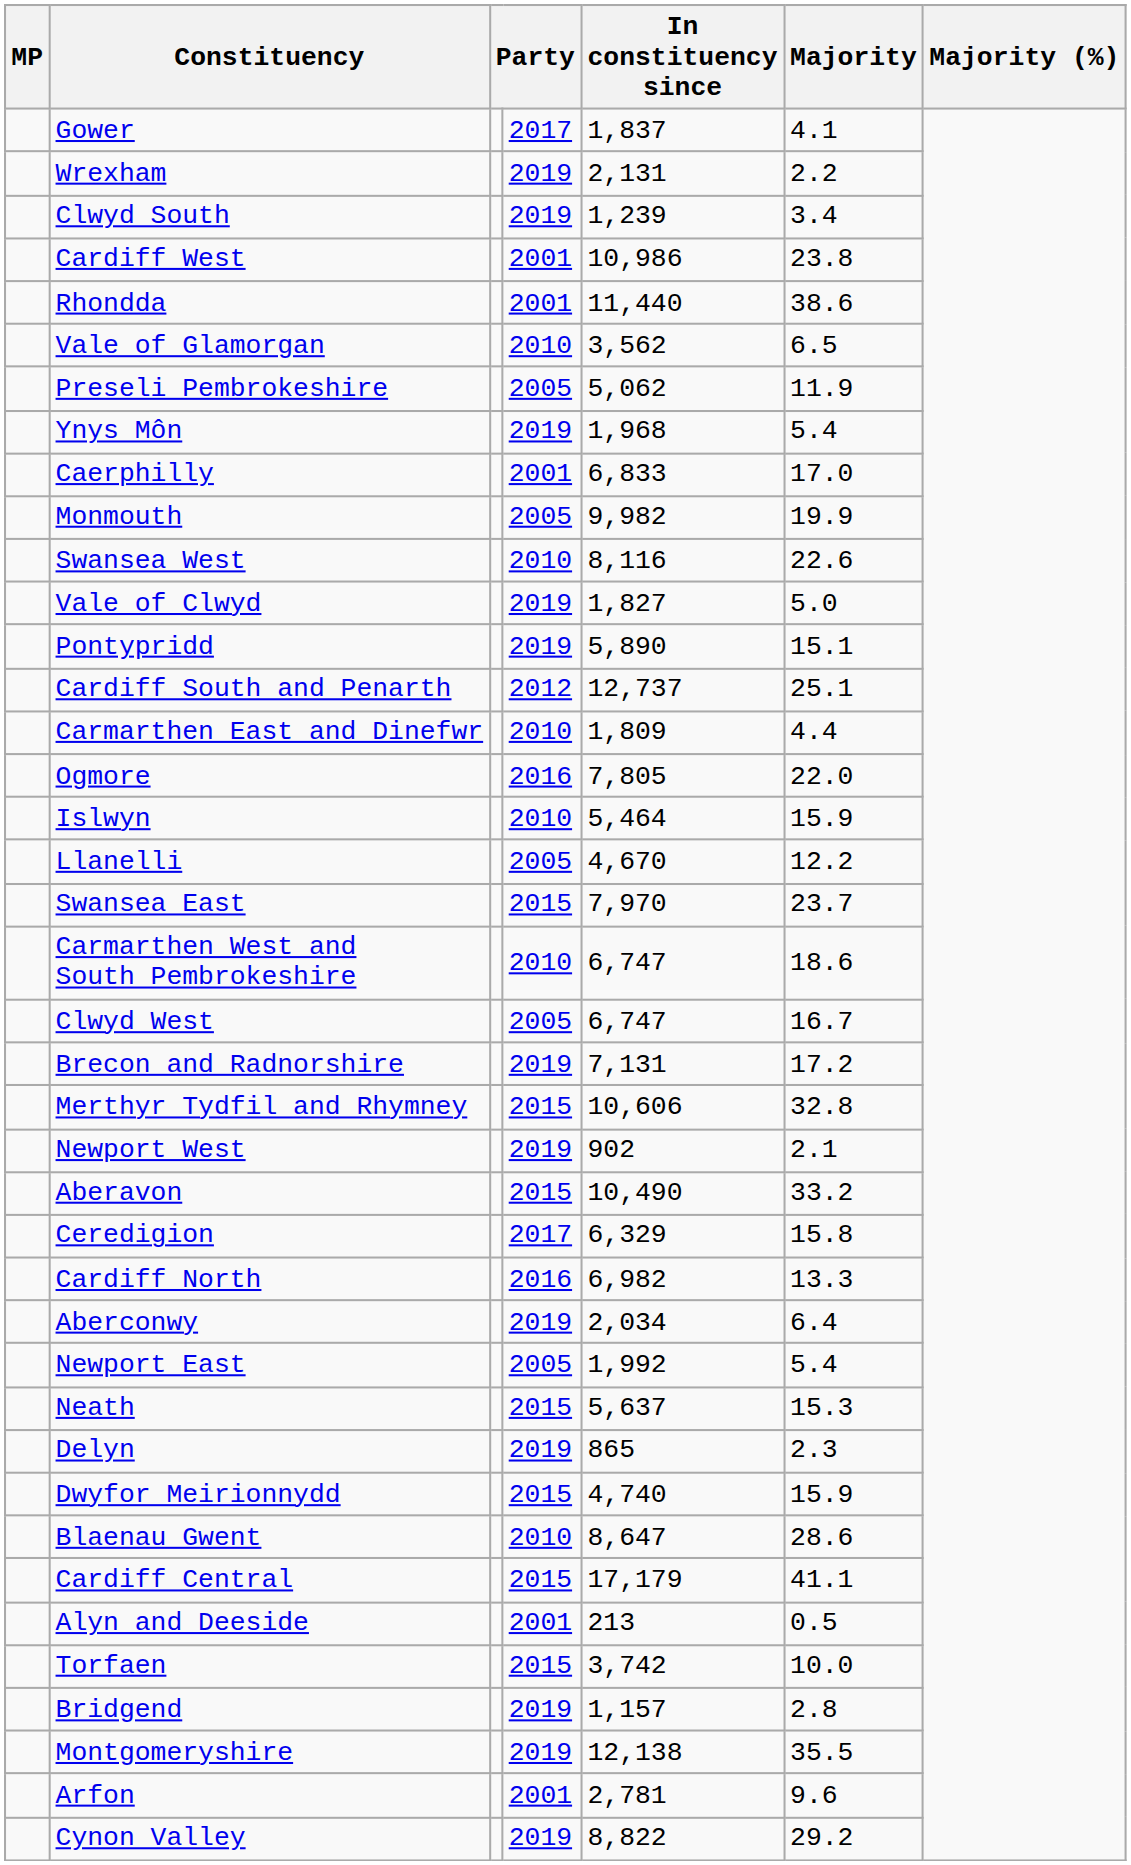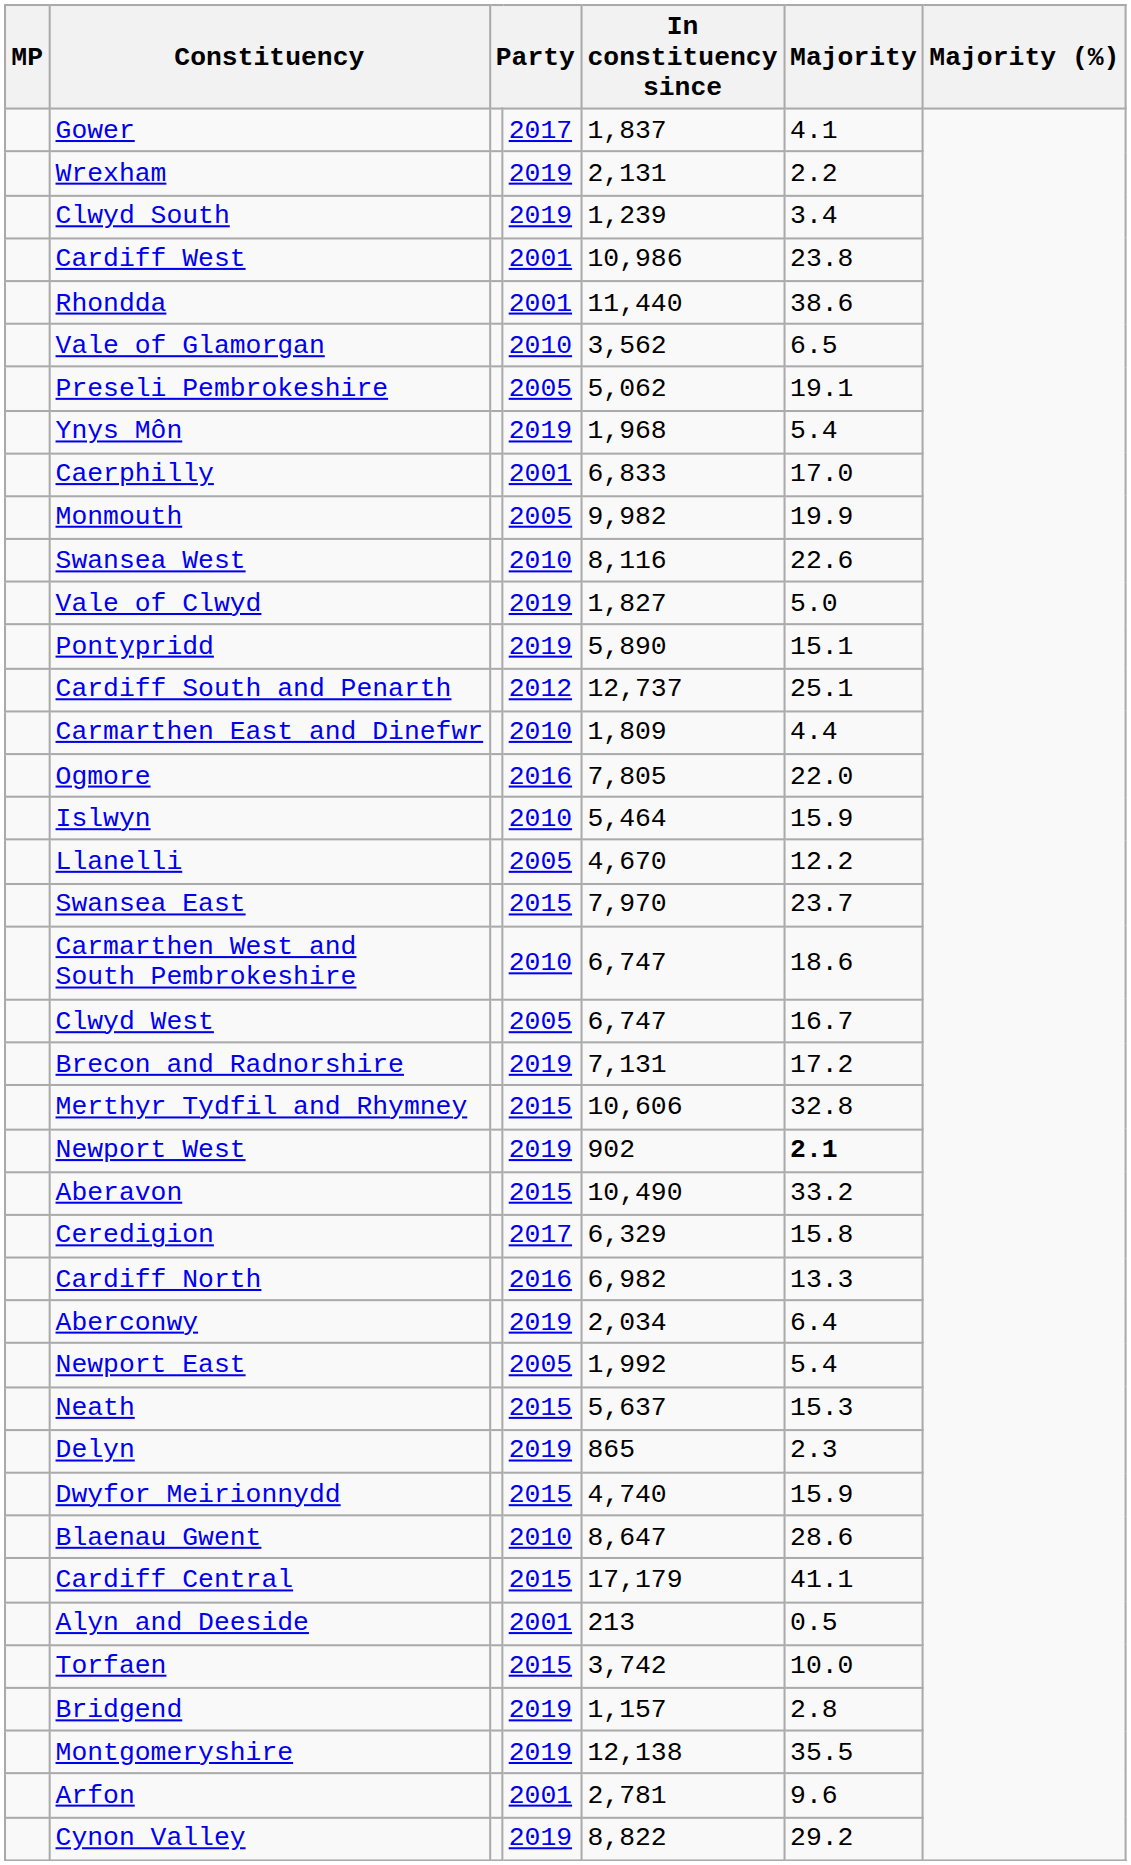(822, 388) 11.9 -> (822, 388) 19.1
(814, 1150) normal -> (814, 1150) bold
